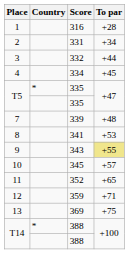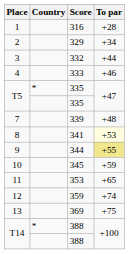(77, 42) 331 -> (77, 42) 329
(77, 73) 334 -> (77, 73) 333
(109, 73) +45 -> (109, 73) +46
(109, 134) no background -> (109, 134) lightyellow background
(77, 149) 343 -> (77, 149) 344
(109, 165) +57 -> (109, 165) +59
(77, 180) 352 -> (77, 180) 353
(109, 195) +71 -> (109, 195) +74
